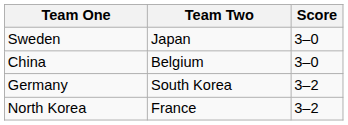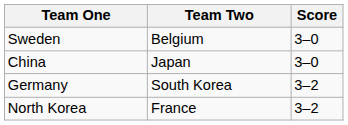(171, 39) Japan -> (177, 39) Belgium
(177, 62) Belgium -> (171, 62) Japan
